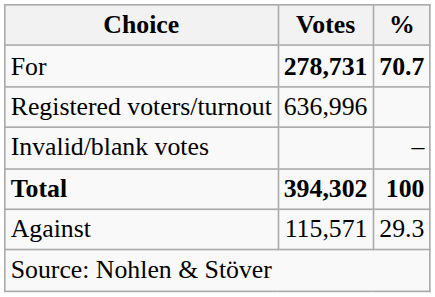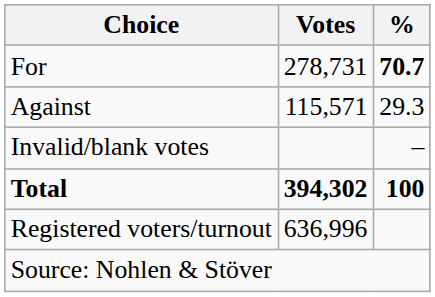(326, 65) bold -> (326, 65) normal
rows swapped: (51, 229) <-> (141, 106)
